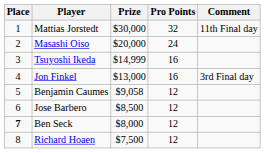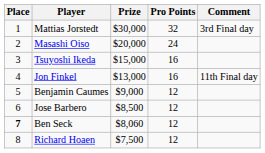(229, 28) 11th Final day -> (227, 28) 3rd Final day
(129, 60) $14,999 -> (129, 60) $15,000
(227, 76) 3rd Final day -> (229, 76) 11th Final day
(129, 92) $9,058 -> (129, 92) $9,000
(129, 124) $8,000 -> (129, 124) $8,060
